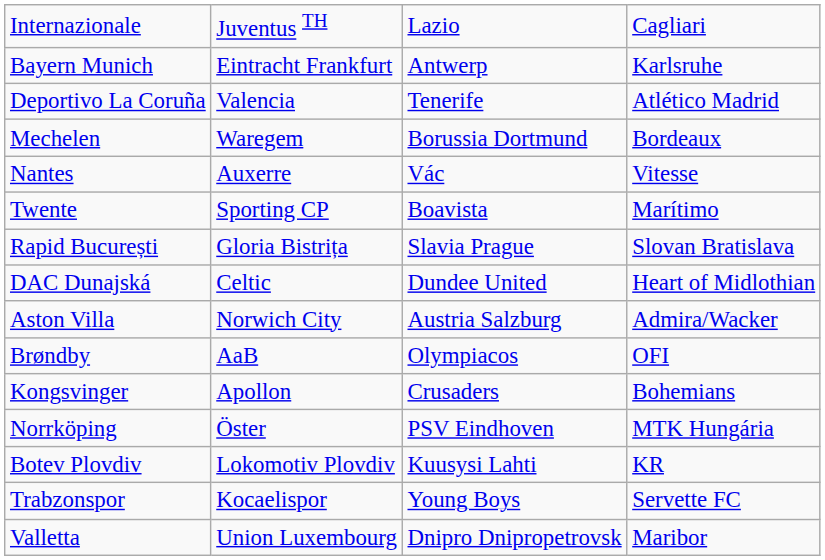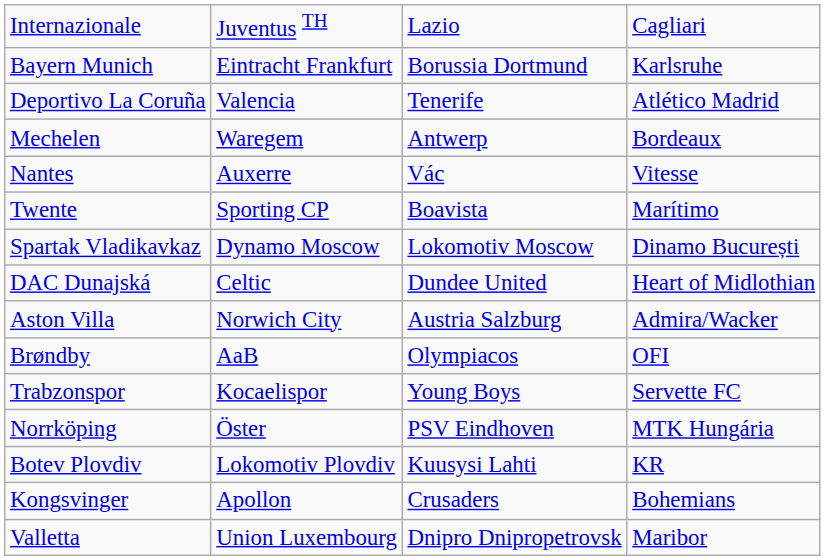(448, 65) Antwerp -> (497, 65) Borussia Dortmund
(497, 137) Borussia Dortmund -> (448, 137) Antwerp
+ row: (105, 246)
- row: (84, 246)
rows swapped: (67, 500) <-> (69, 391)
